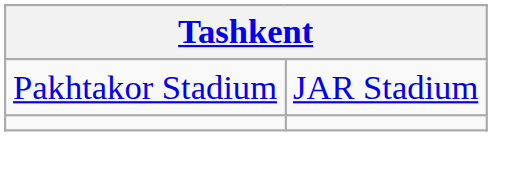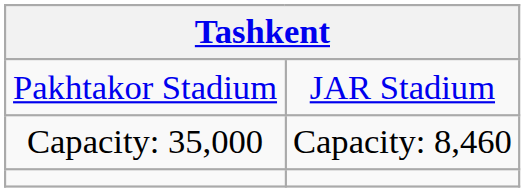+ row: (145, 141)
